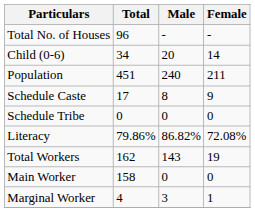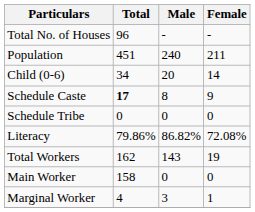rows swapped: (35, 75) <-> (36, 55)
(123, 95) normal -> (123, 95) bold
